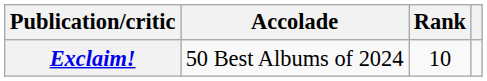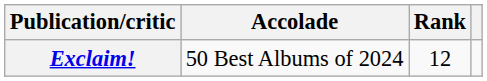(440, 57) 10 -> (440, 57) 12
